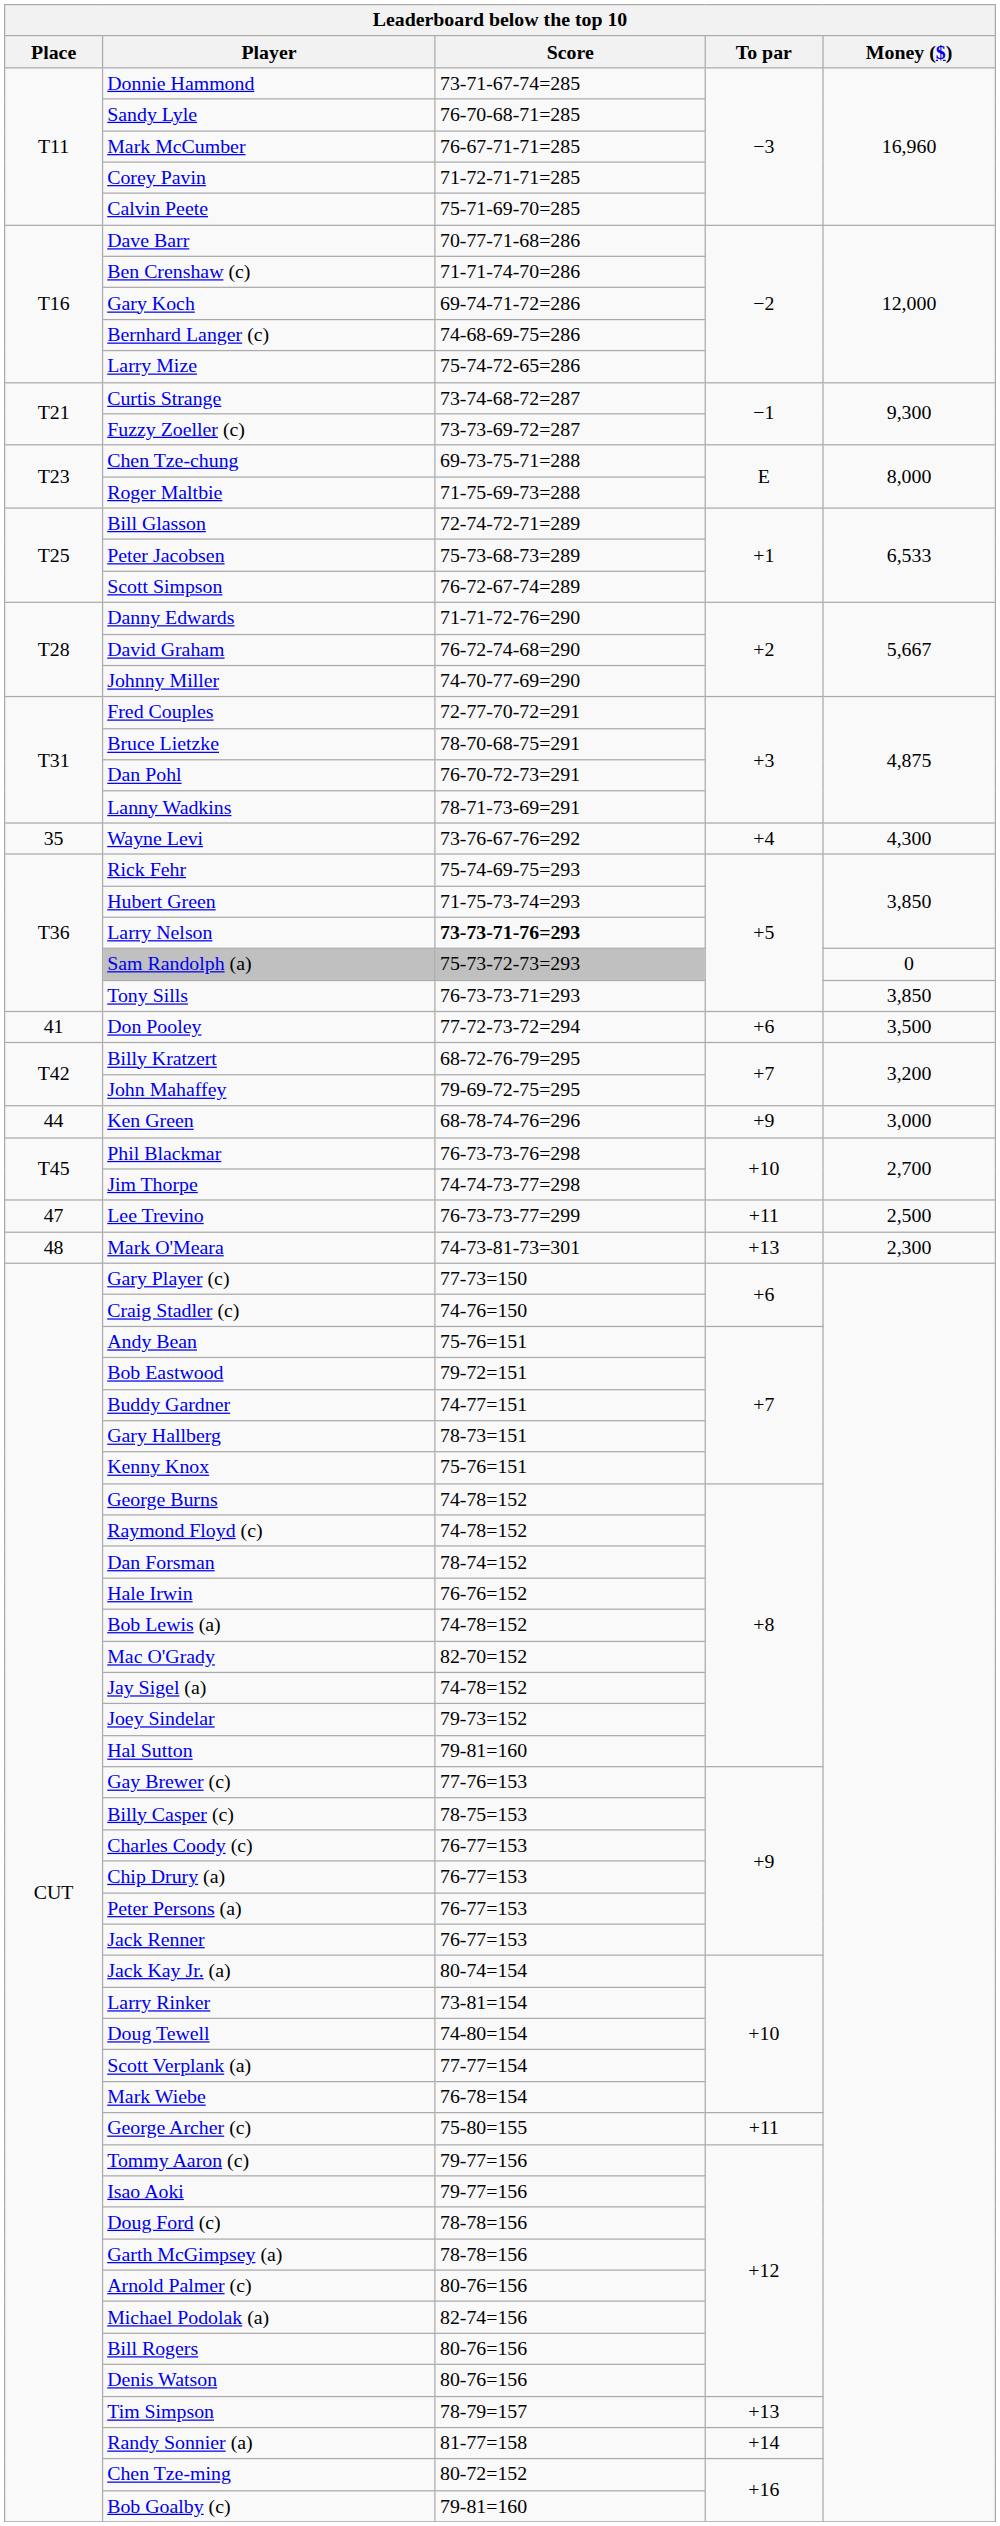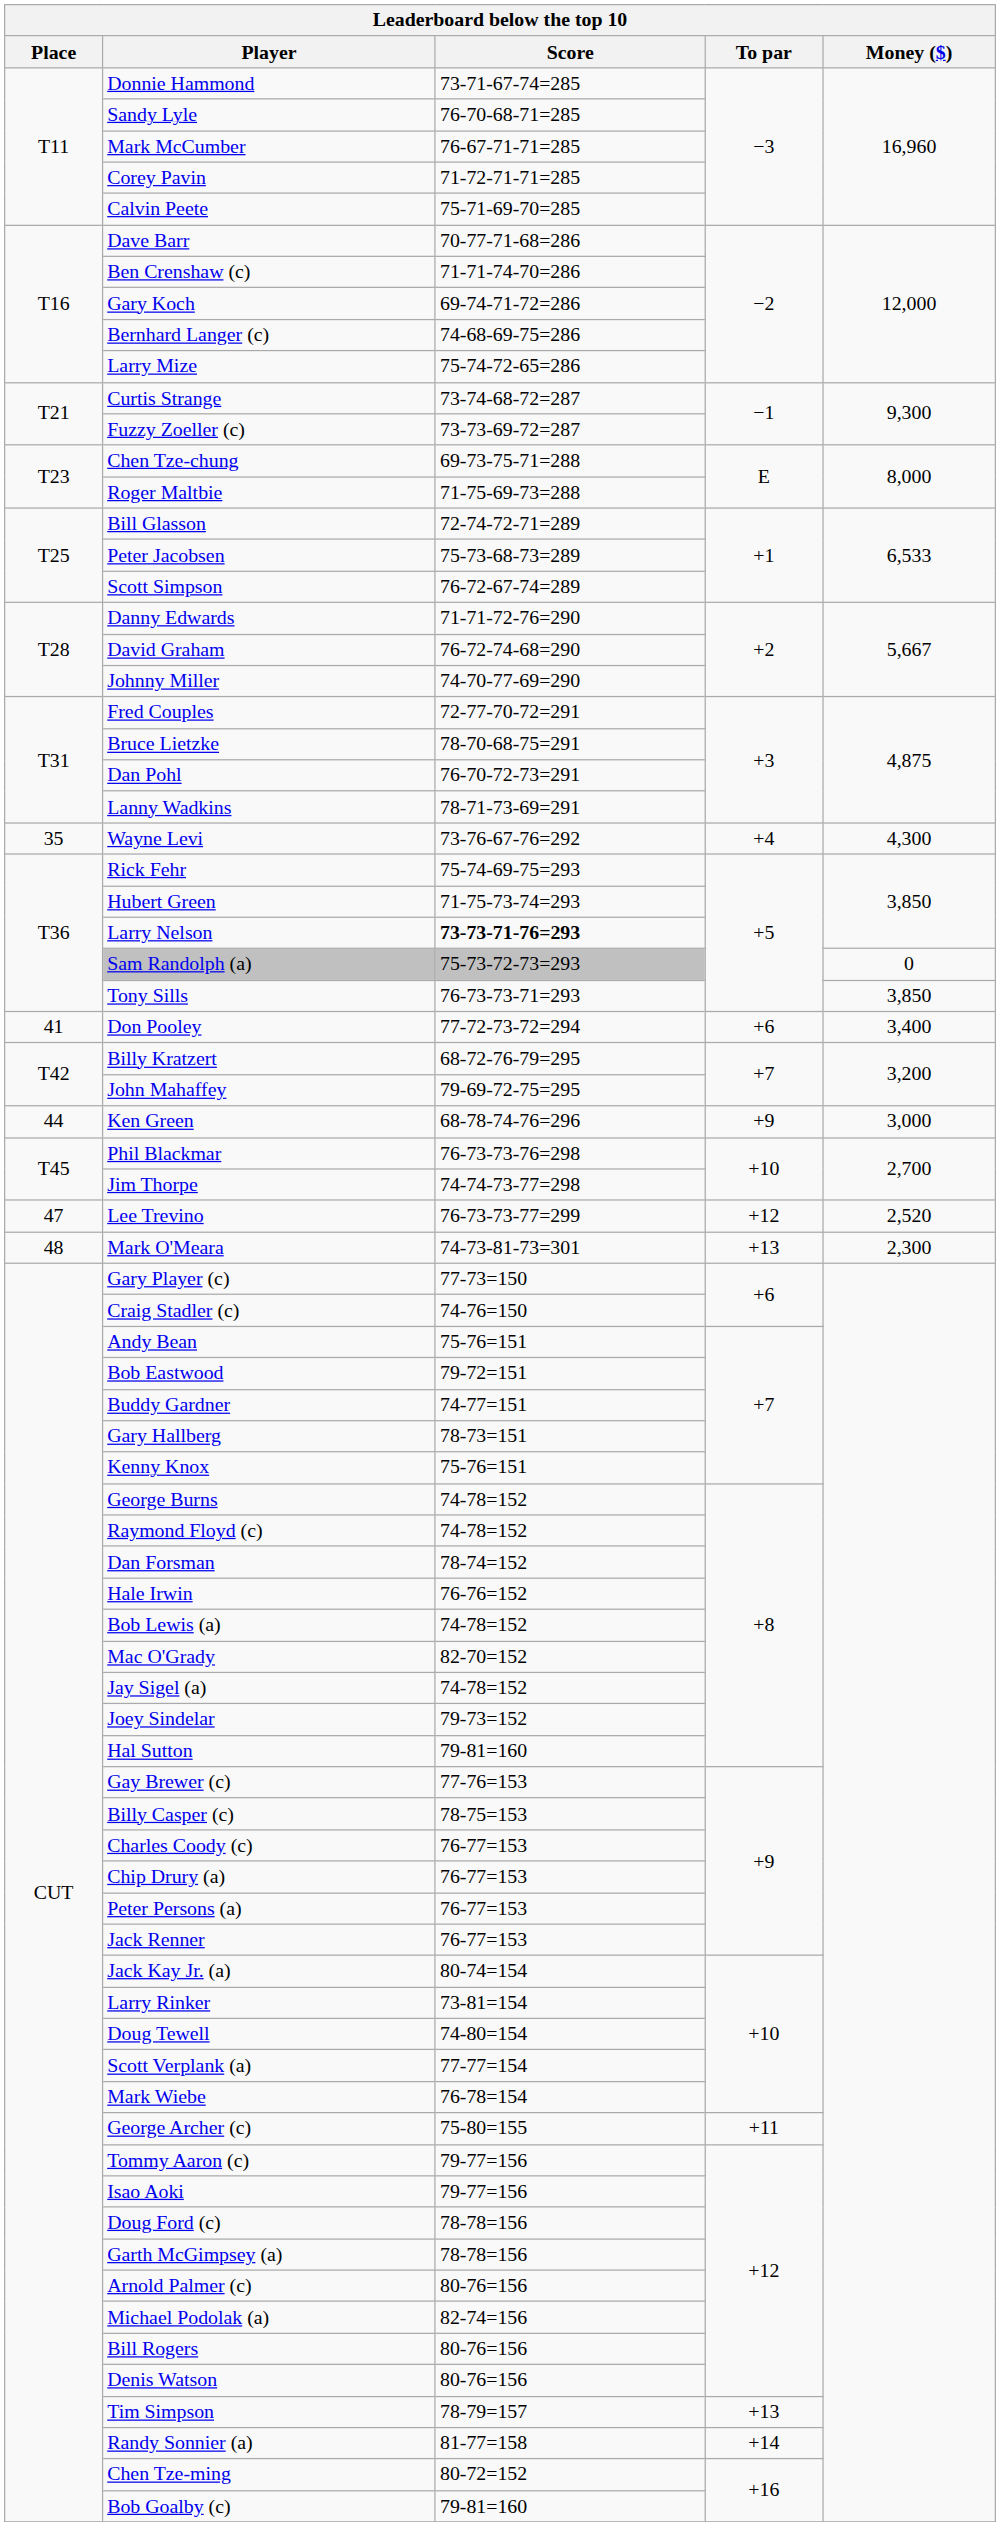(909, 1027) 3,500 -> (909, 1027) 3,400
(764, 1215) +11 -> (764, 1215) +12
(909, 1215) 2,500 -> (909, 1215) 2,520
